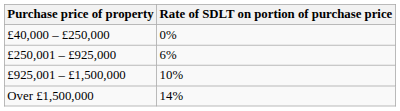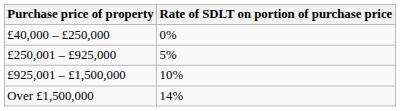(168, 55) 6% -> (168, 55) 5%
